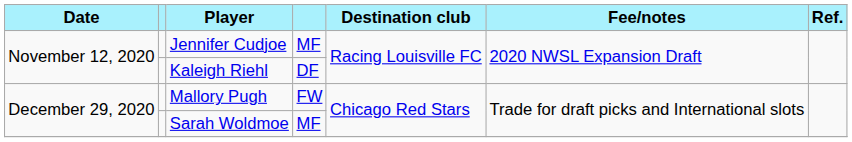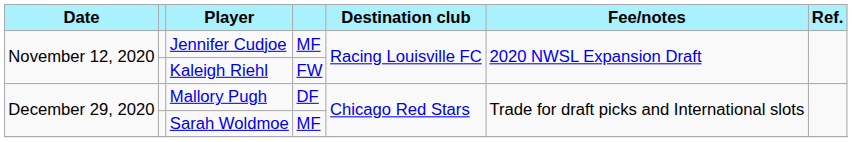(308, 70) DF -> (309, 70) FW
(309, 96) FW -> (308, 96) DF
